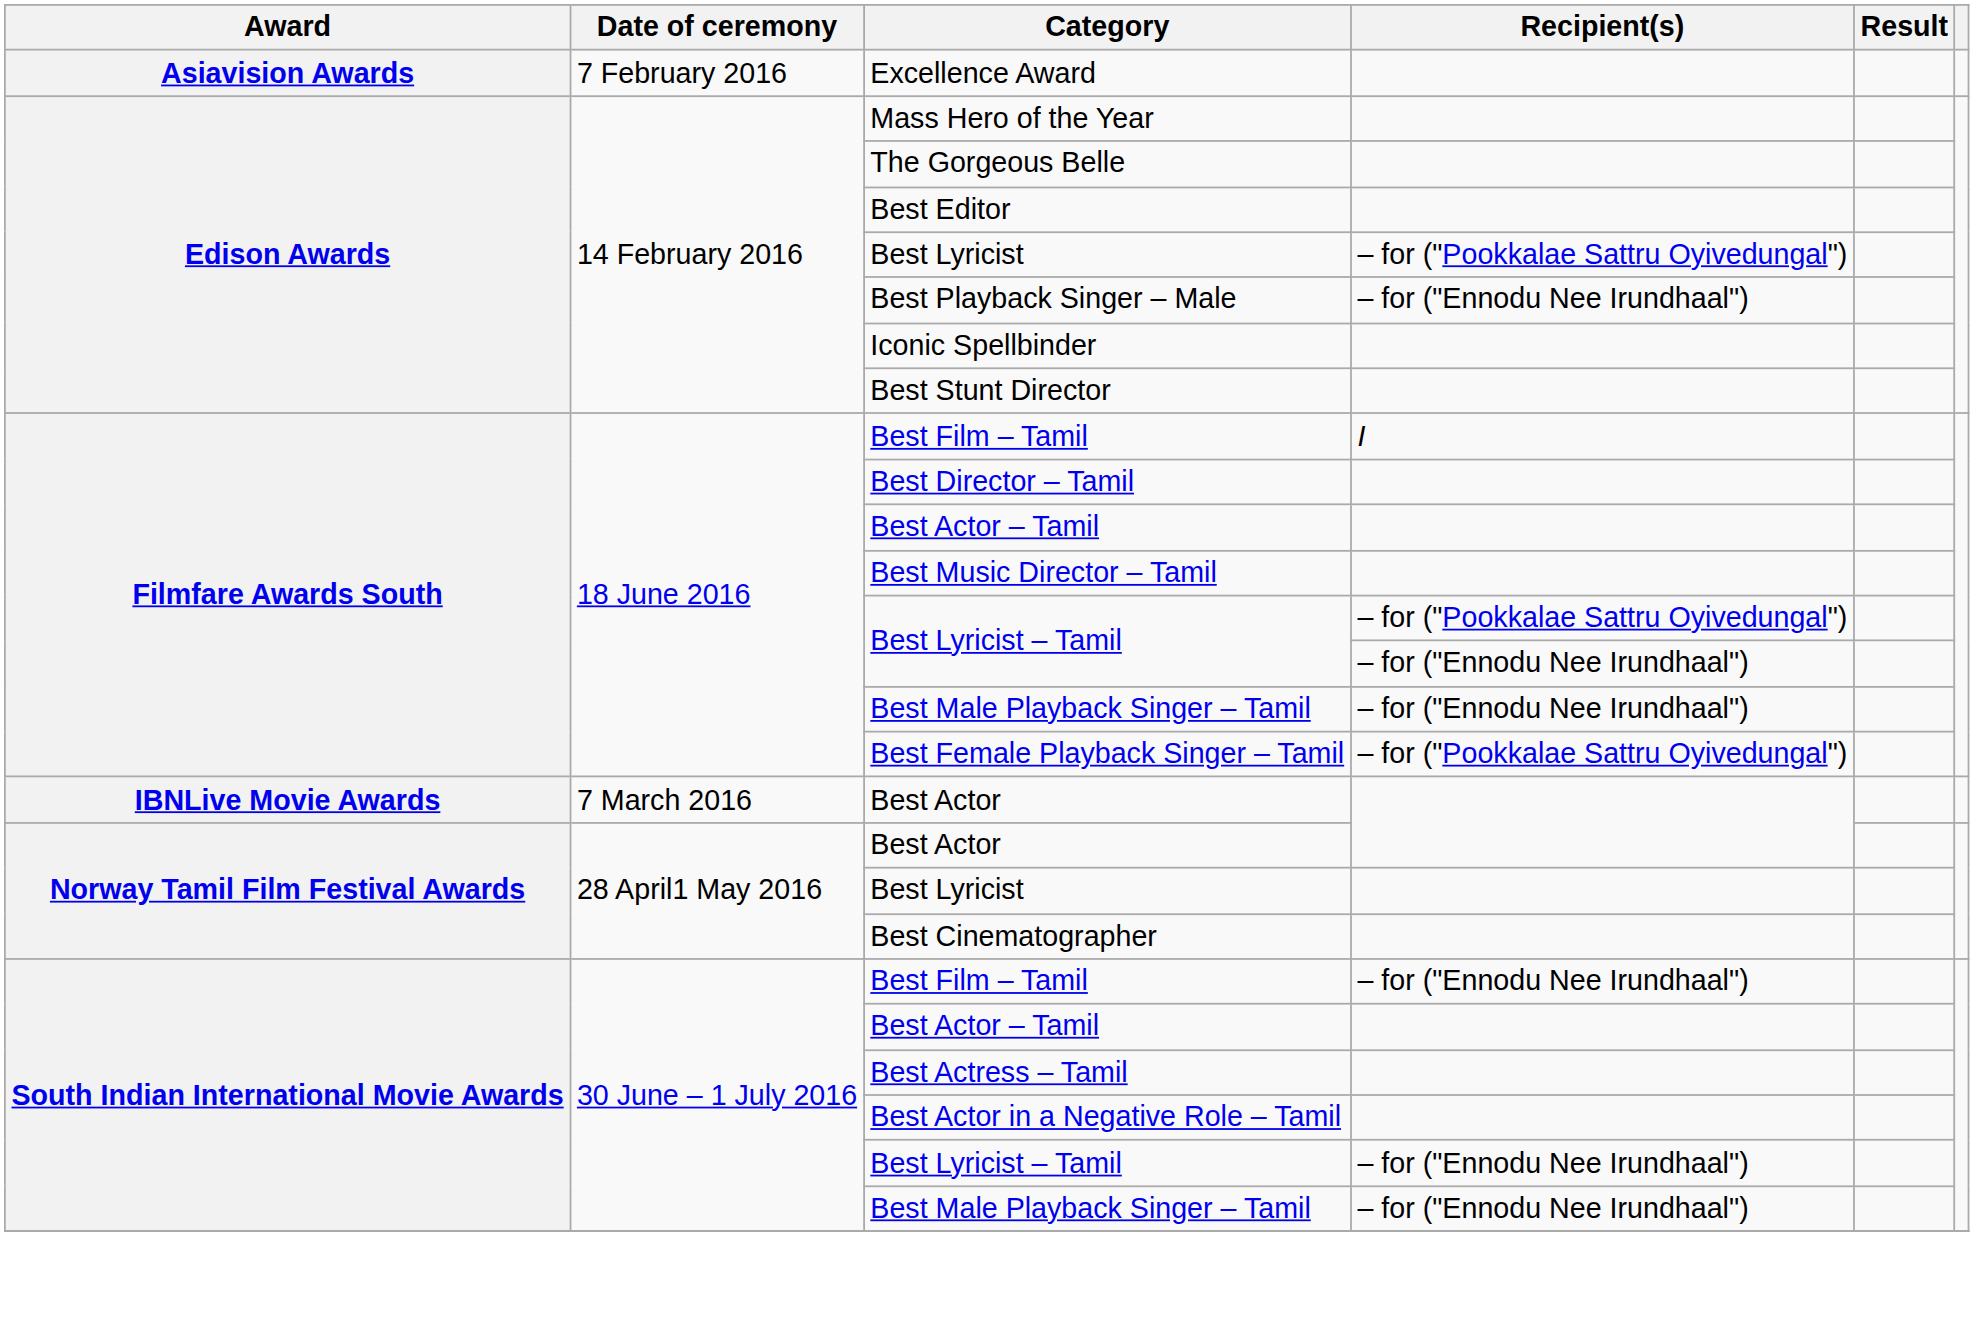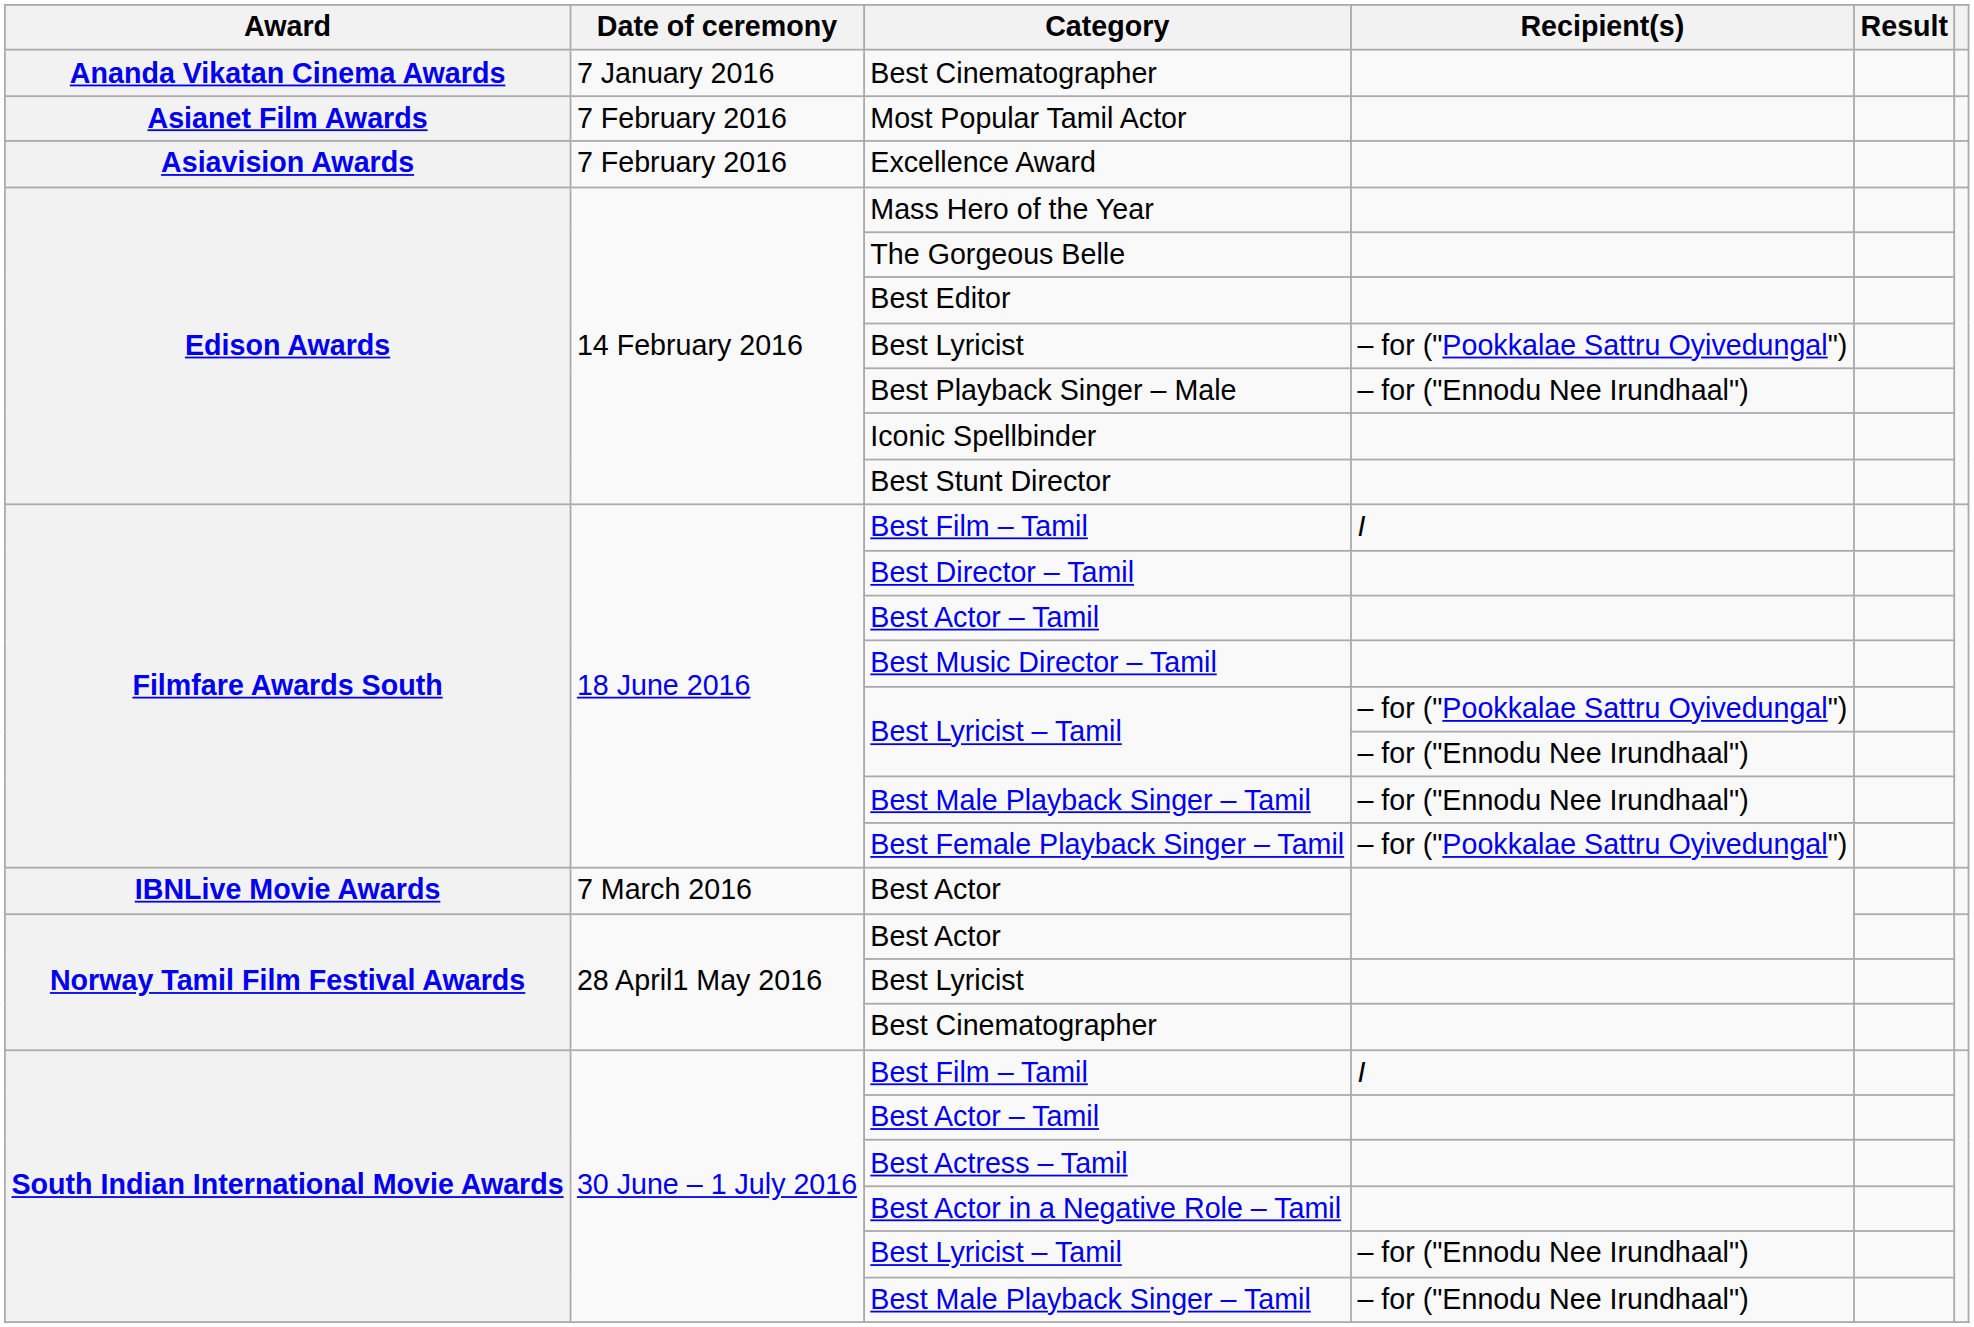+ row: (288, 72)
+ row: (288, 118)
(1553, 981) – for ("Ennodu Nee Irundhaal") -> (1361, 1071) I
